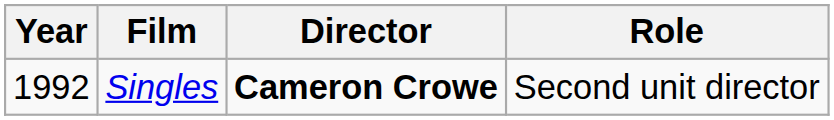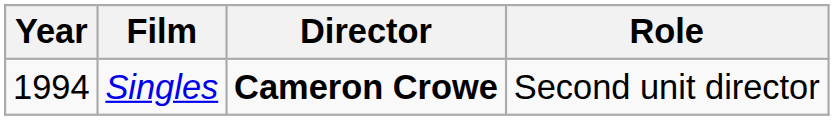(51, 86) 1992 -> (51, 86) 1994
